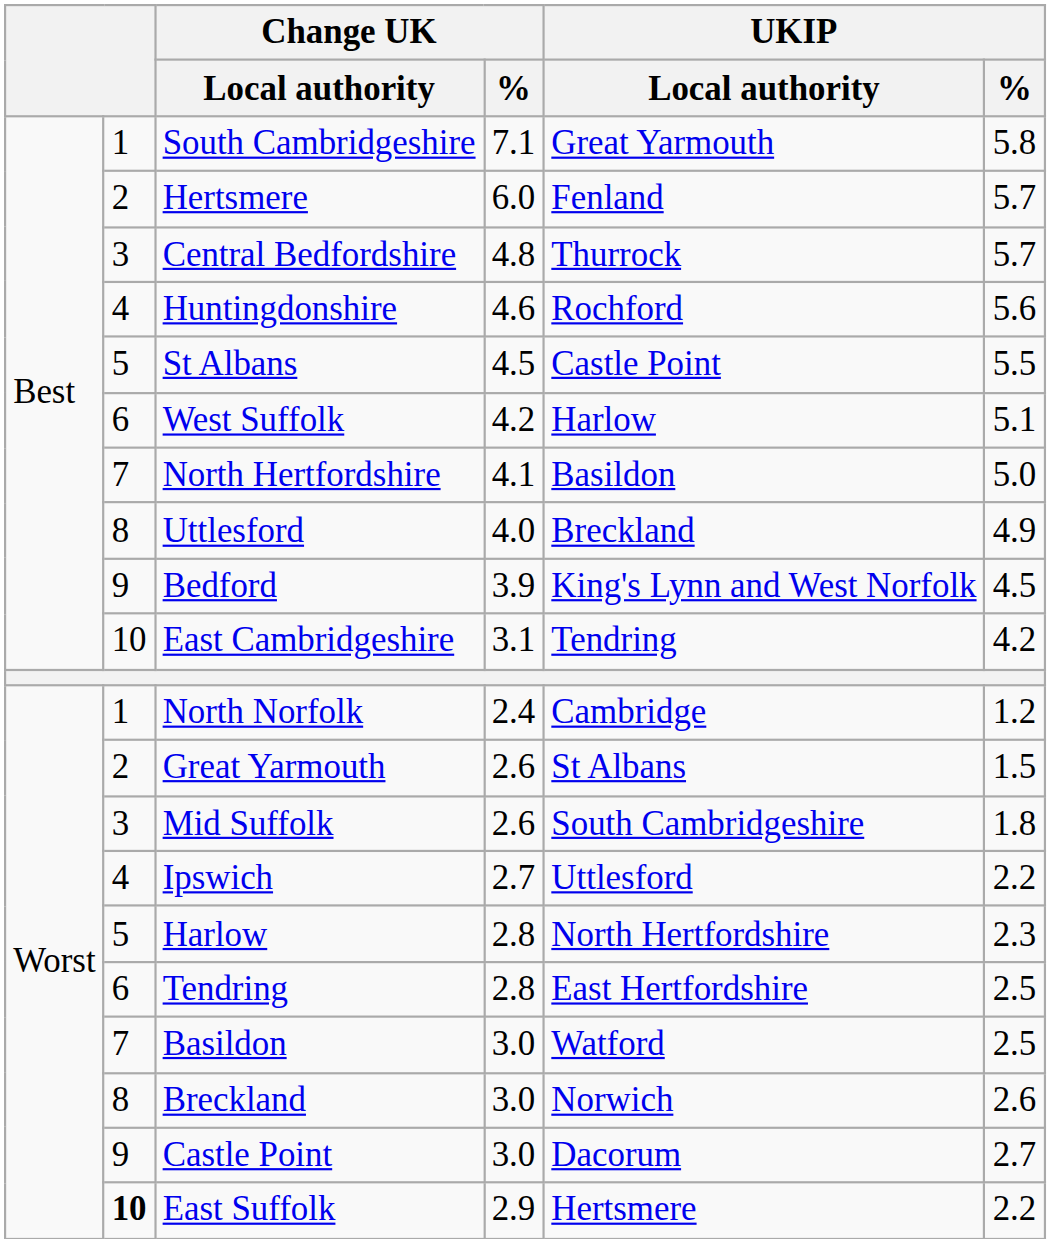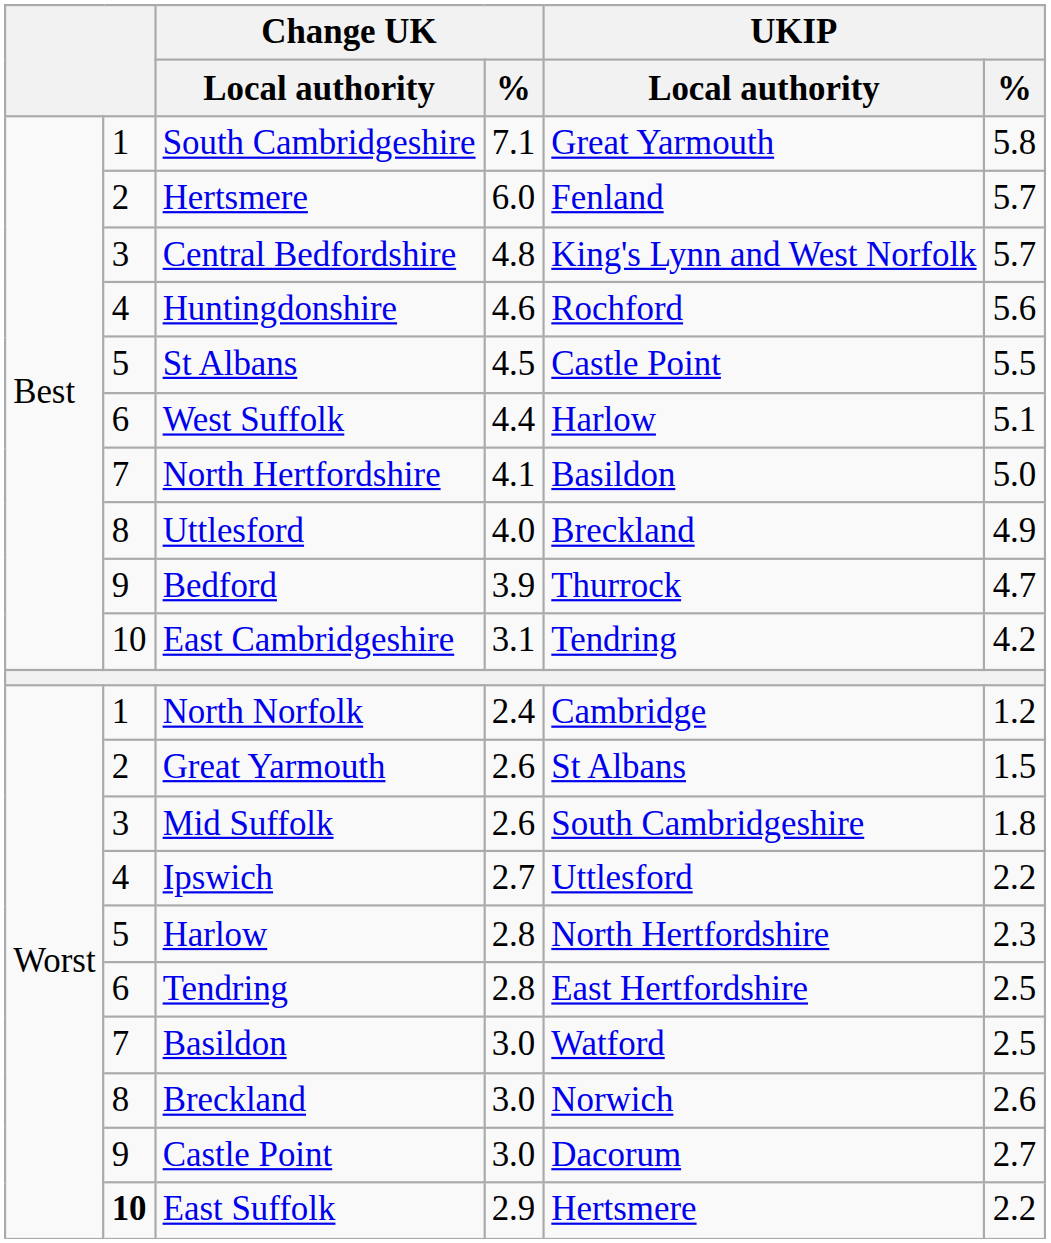(616, 253) Thurrock -> (764, 253) King's Lynn and West Norfolk
(513, 419) 4.2 -> (513, 419) 4.4
(764, 585) King's Lynn and West Norfolk -> (616, 585) Thurrock
(1014, 585) 4.5 -> (1014, 585) 4.7
